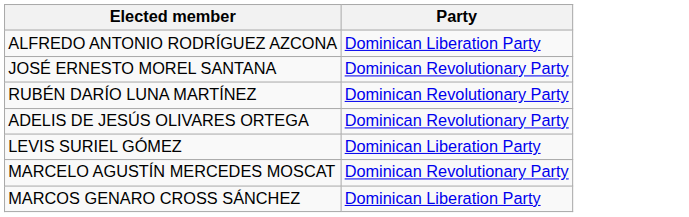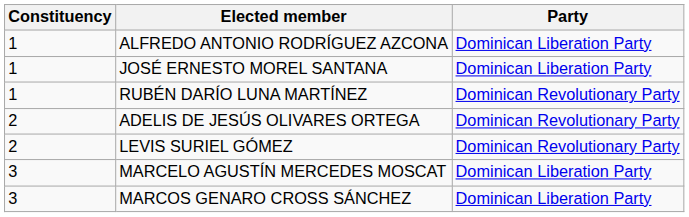+ column: (60, 17)
(457, 69) Dominican Revolutionary Party -> (554, 69) Dominican Liberation Party
(443, 146) Dominican Liberation Party -> (568, 146) Dominican Revolutionary Party
(457, 172) Dominican Revolutionary Party -> (554, 172) Dominican Liberation Party
